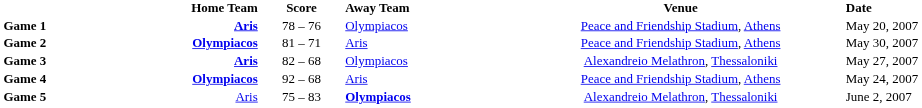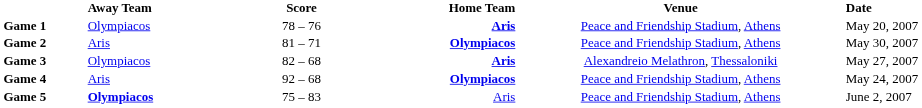columns swapped: (224, 7) <-> (377, 7)
(681, 96) Alexandreio Melathron, Thessaloniki -> (681, 96) Peace and Friendship Stadium, Athens
